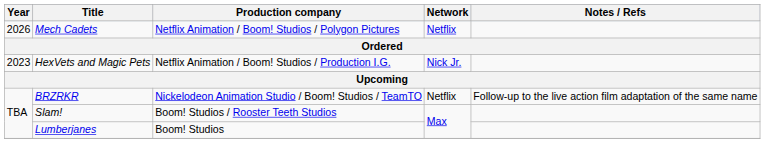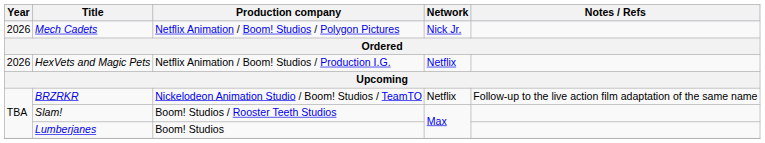(441, 29) Netflix -> (444, 29) Nick Jr.
(19, 63) 2023 -> (19, 63) 2026
(444, 63) Nick Jr. -> (441, 63) Netflix
